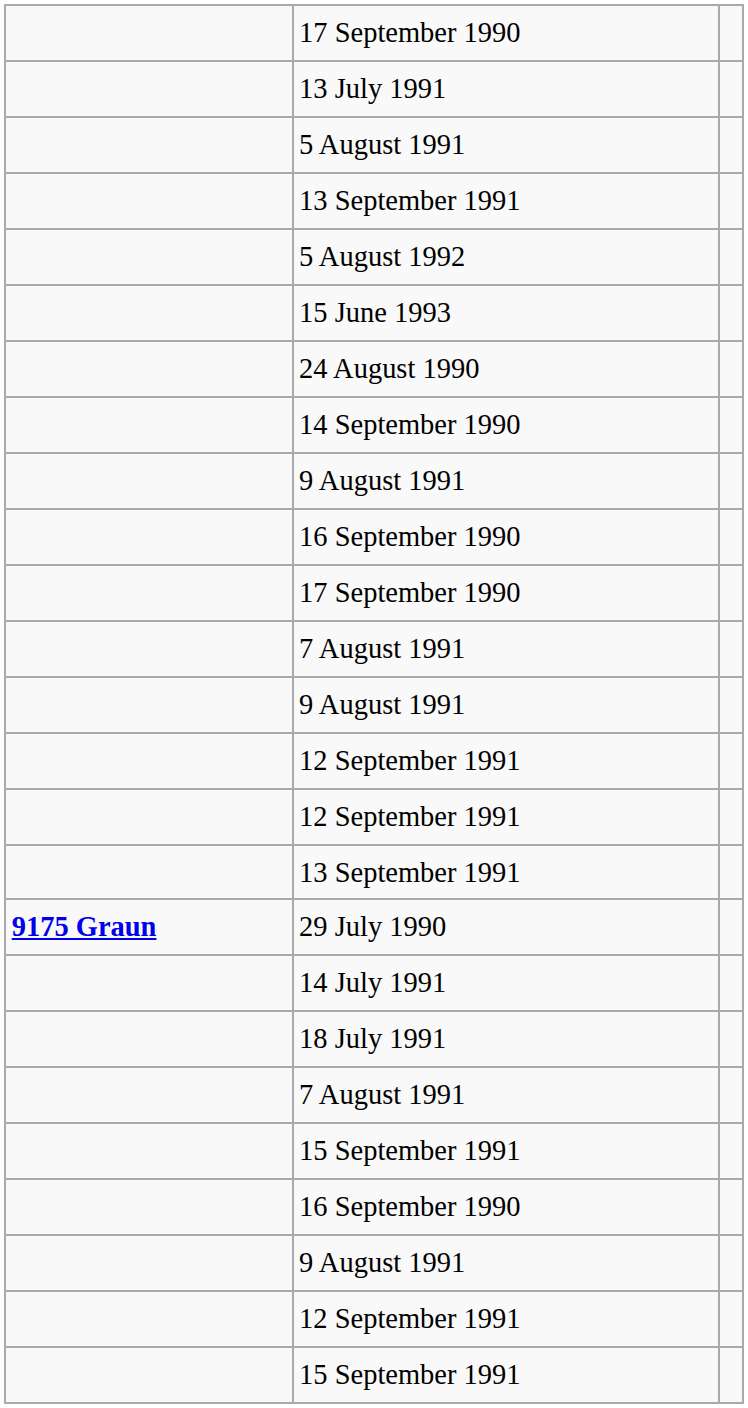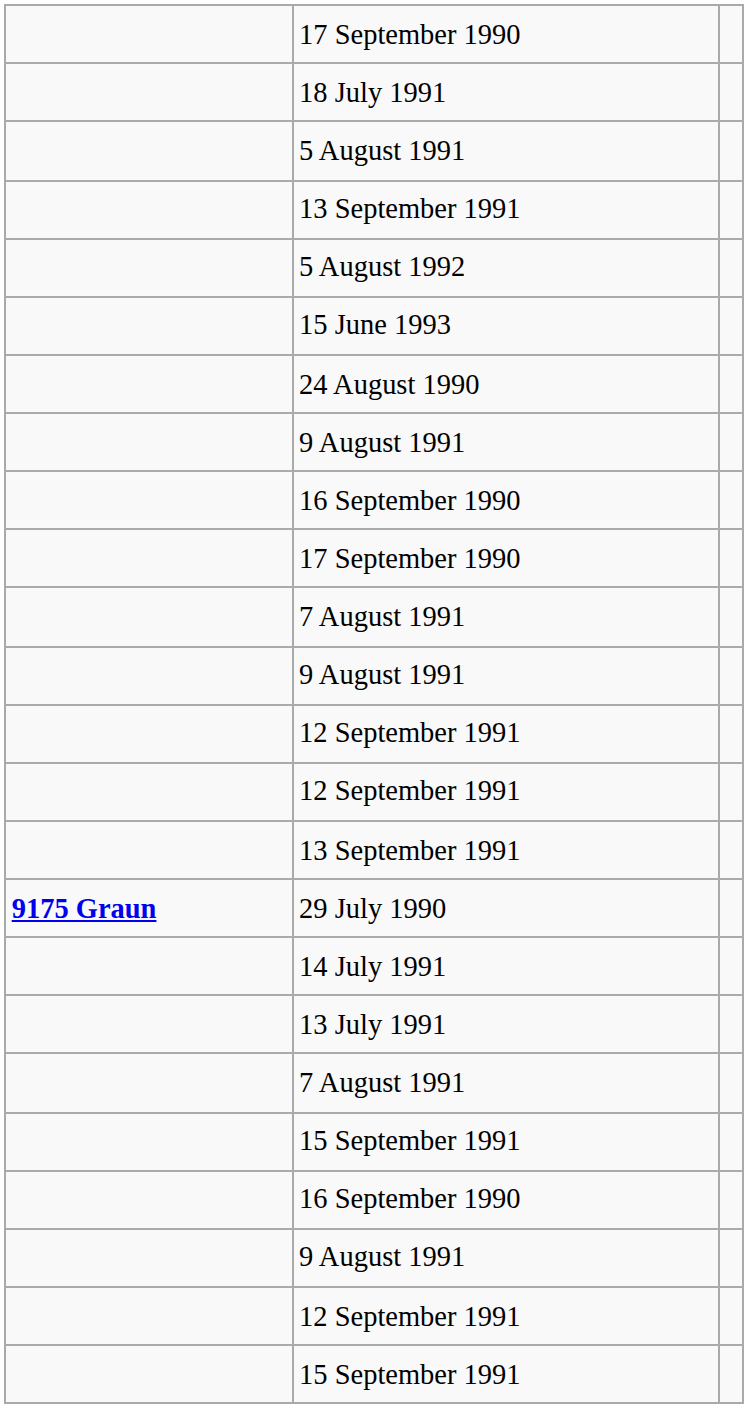rows swapped: (149, 89) <-> (149, 1040)
- row: (149, 425)
